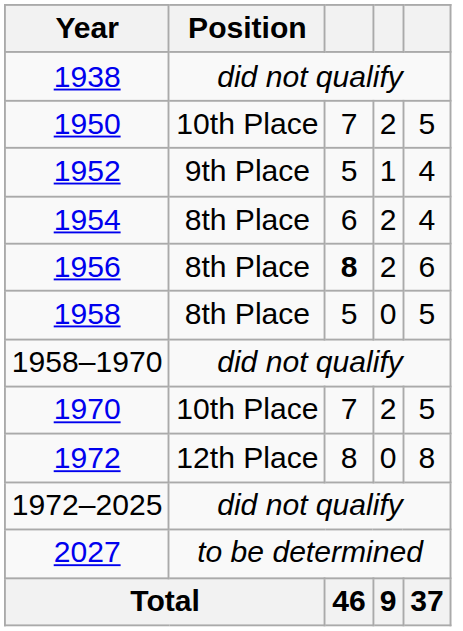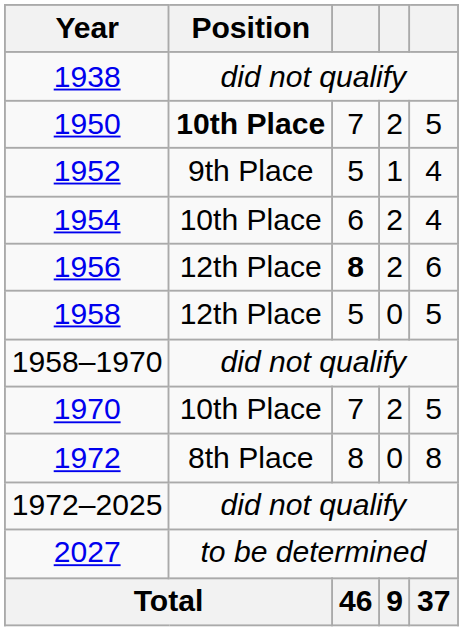(247, 123) normal -> (251, 123) bold
(247, 219) 8th Place -> (251, 219) 10th Place
(247, 266) 8th Place -> (251, 266) 12th Place
(247, 314) 8th Place -> (251, 314) 12th Place
(247, 457) 12th Place -> (251, 457) 8th Place
